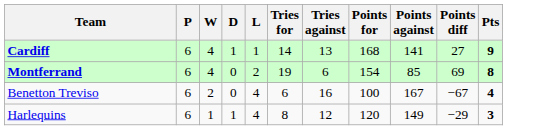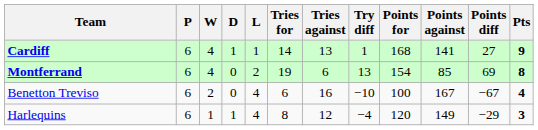+ column: (364, 22)
